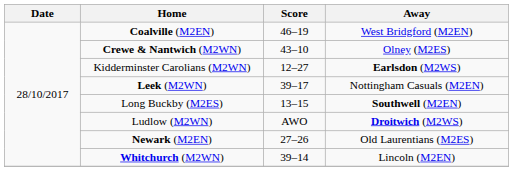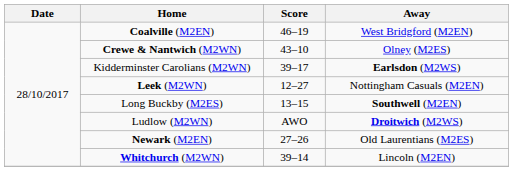(294, 67) 12–27 -> (294, 67) 39–17
(294, 85) 39–17 -> (294, 85) 12–27
